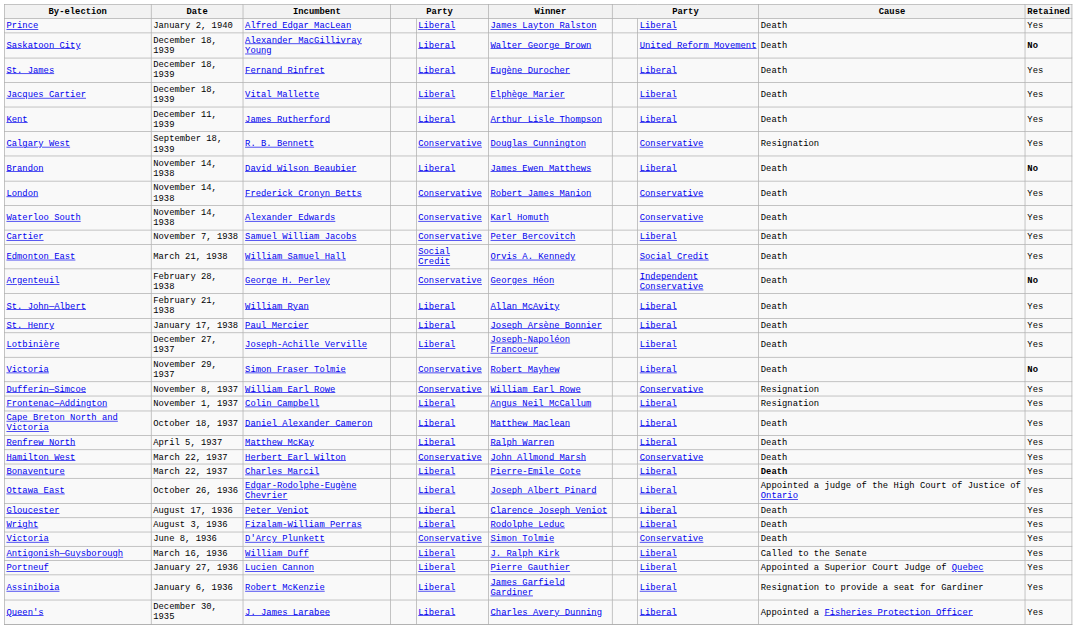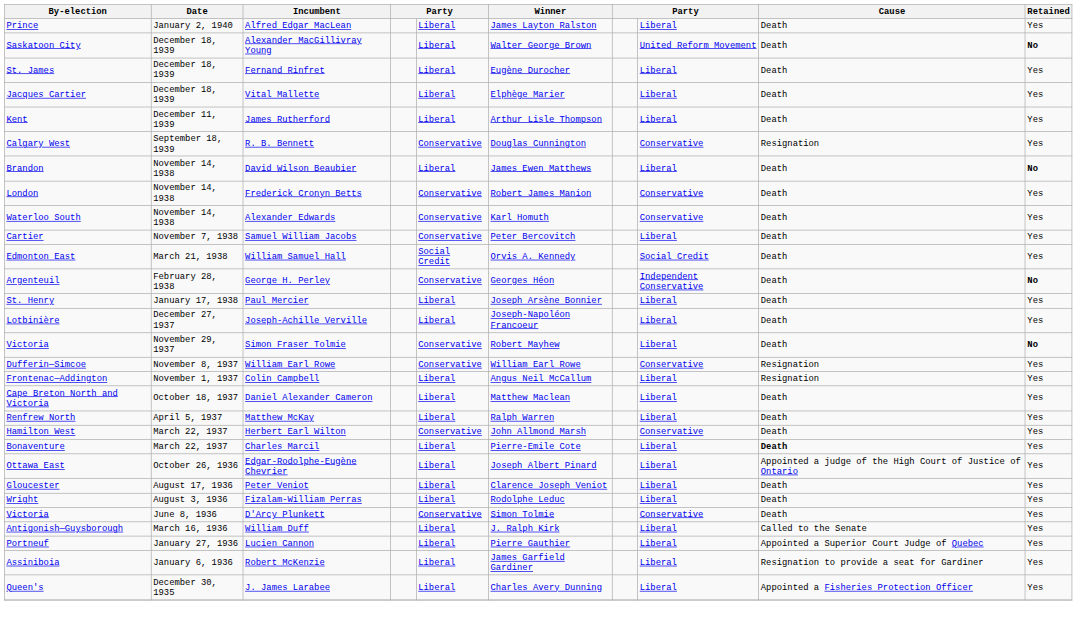- row: (277, 306)
